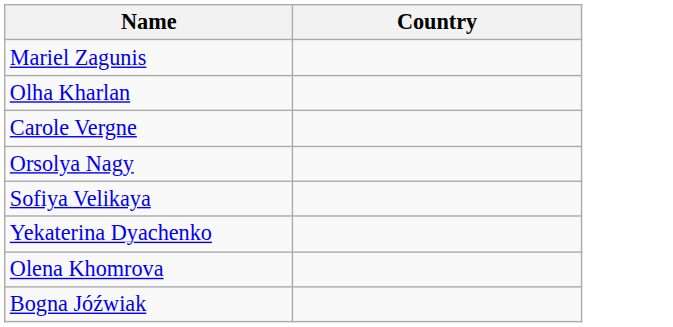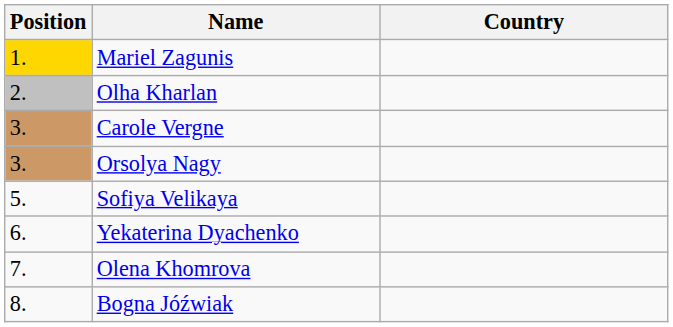+ column: (48, 22)
